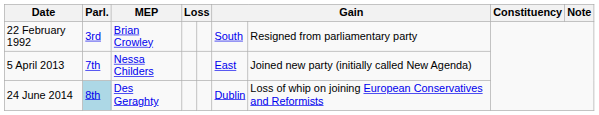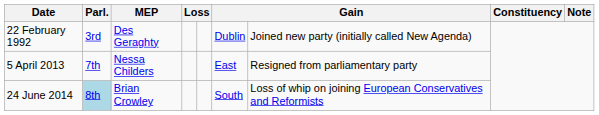(134, 36) Brian Crowley -> (136, 36) Des Geraghty
(229, 36) South -> (230, 36) Dublin
(334, 36) Resigned from parliamentary party -> (361, 36) Joined new party (initially called New Agenda)
(361, 65) Joined new party (initially called New Agenda) -> (334, 65) Resigned from parliamentary party
(136, 95) Des Geraghty -> (134, 95) Brian Crowley
(230, 95) Dublin -> (229, 95) South
